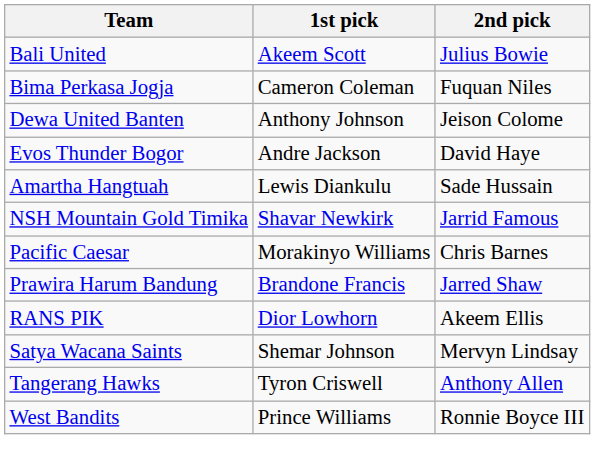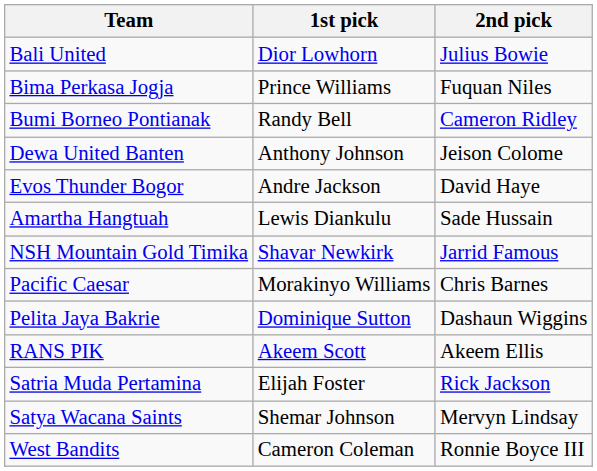(312, 53) Akeem Scott -> (317, 53) Dior Lowhorn
(336, 86) Cameron Coleman -> (324, 86) Prince Williams
+ row: (110, 119)
+ row: (85, 317)
- row: (113, 284)
(317, 317) Dior Lowhorn -> (312, 350) Akeem Scott
+ row: (105, 383)
- row: (85, 383)
(324, 416) Prince Williams -> (336, 449) Cameron Coleman
